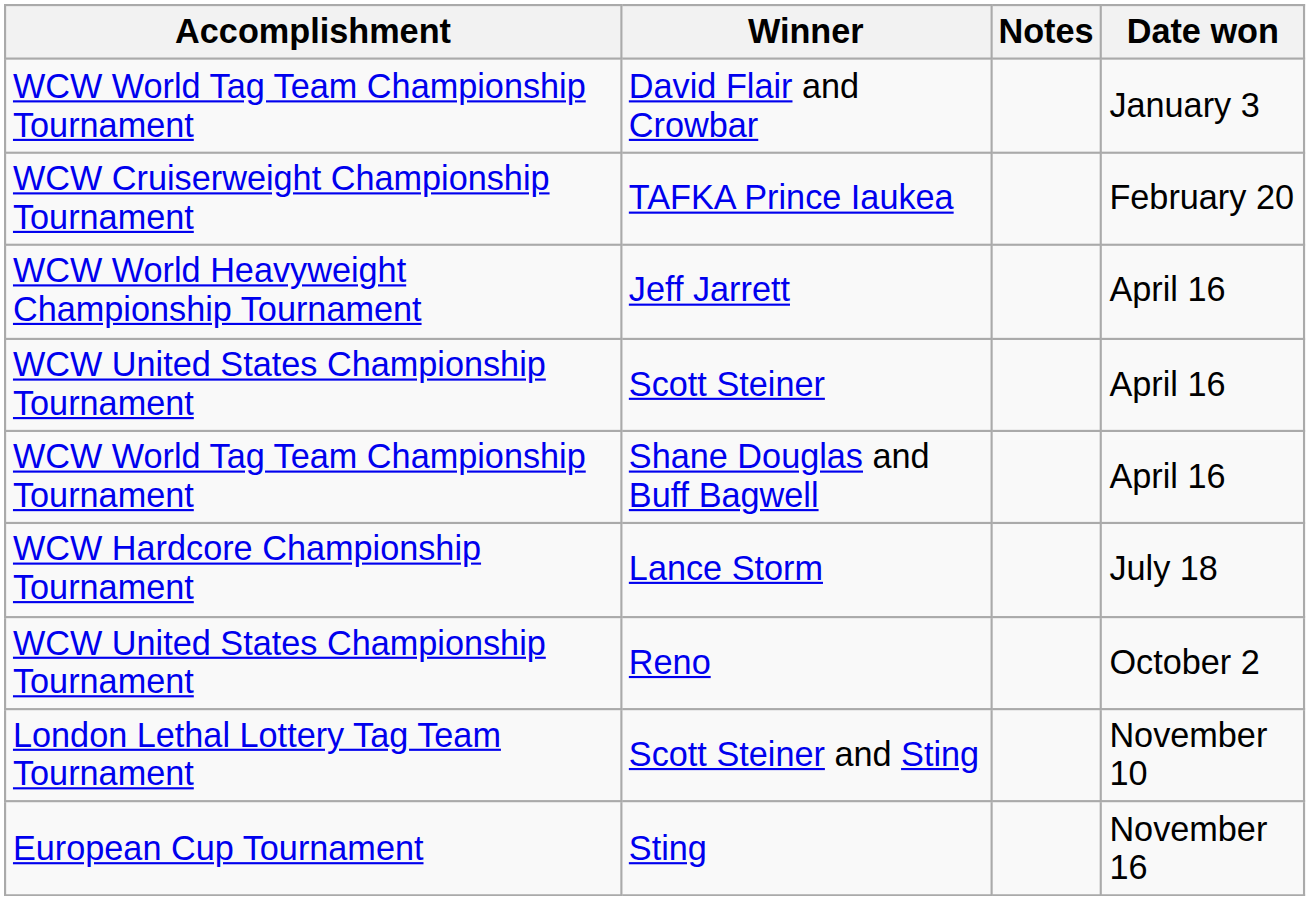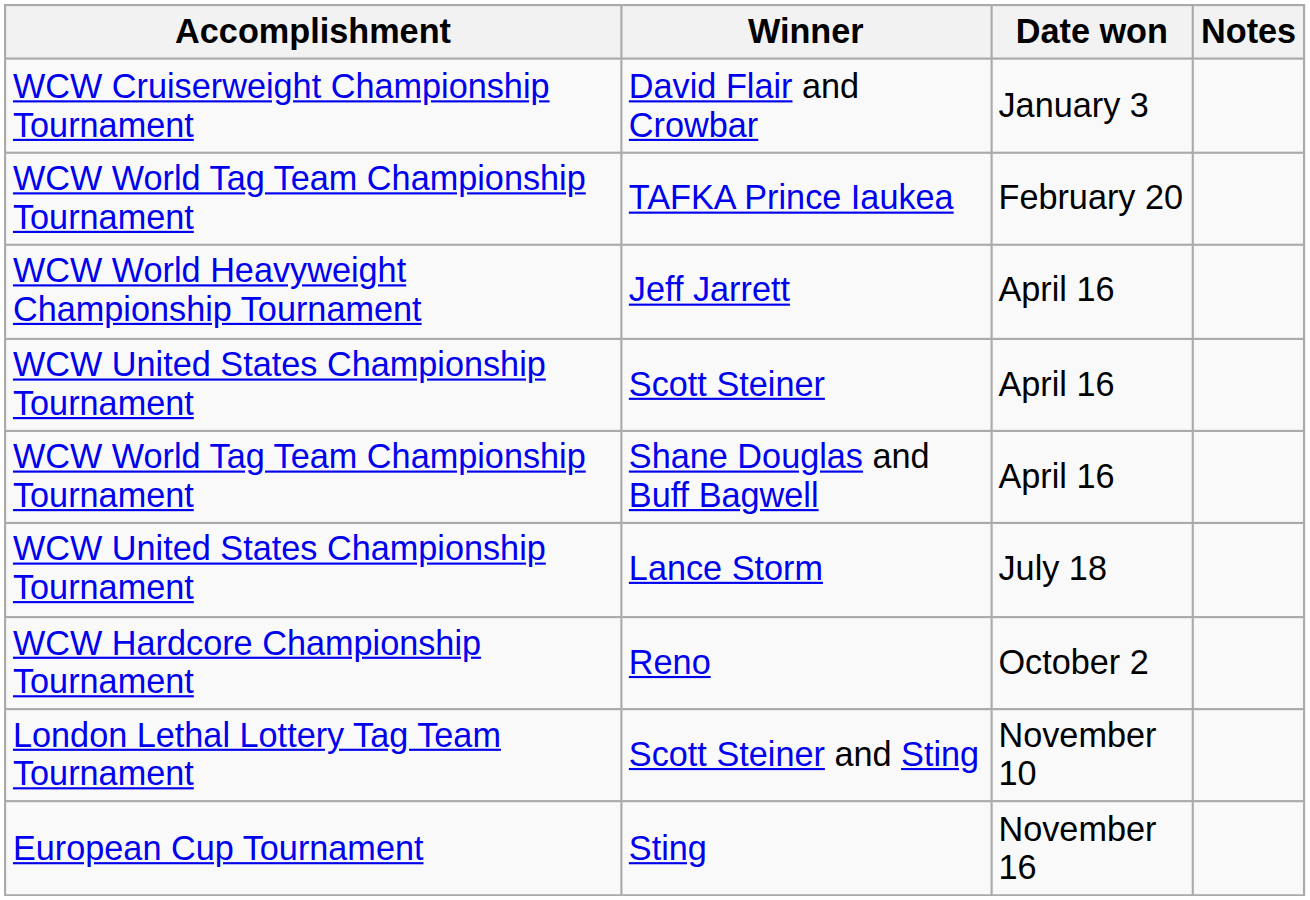columns swapped: (1203, 31) <-> (1046, 31)
(299, 105) WCW World Tag Team Championship Tournament -> (281, 105) WCW Cruiserweight Championship Tournament
(281, 198) WCW Cruiserweight Championship Tournament -> (299, 198) WCW World Tag Team Championship Tournament
(247, 569) WCW Hardcore Championship Tournament -> (279, 569) WCW United States Championship Tournament
(279, 662) WCW United States Championship Tournament -> (247, 662) WCW Hardcore Championship Tournament
